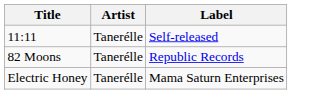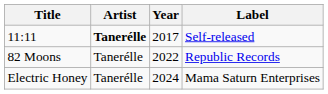+ column: (166, 15)
(118, 36) normal -> (120, 36) bold
